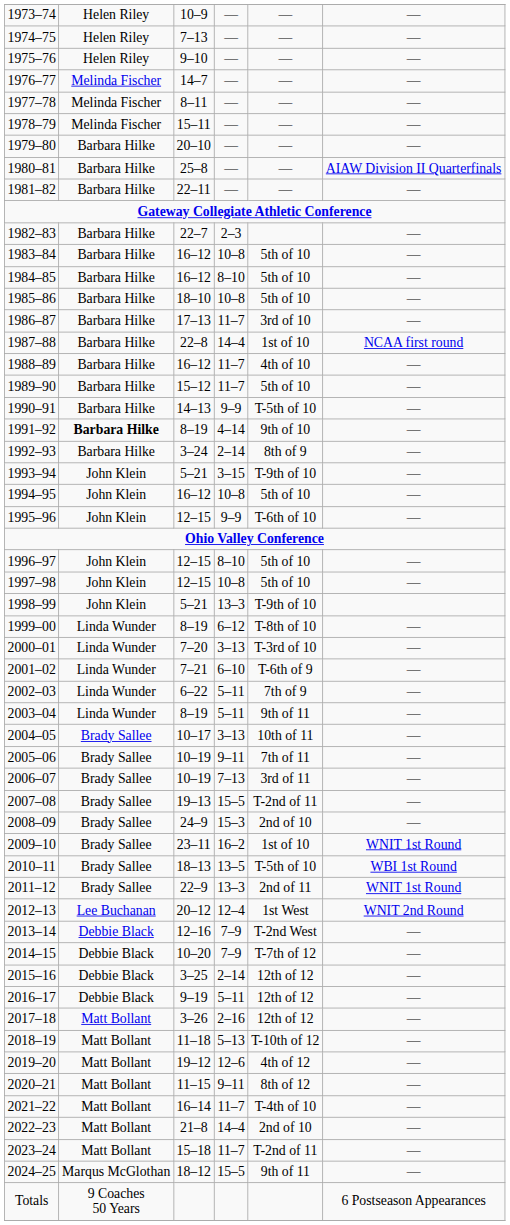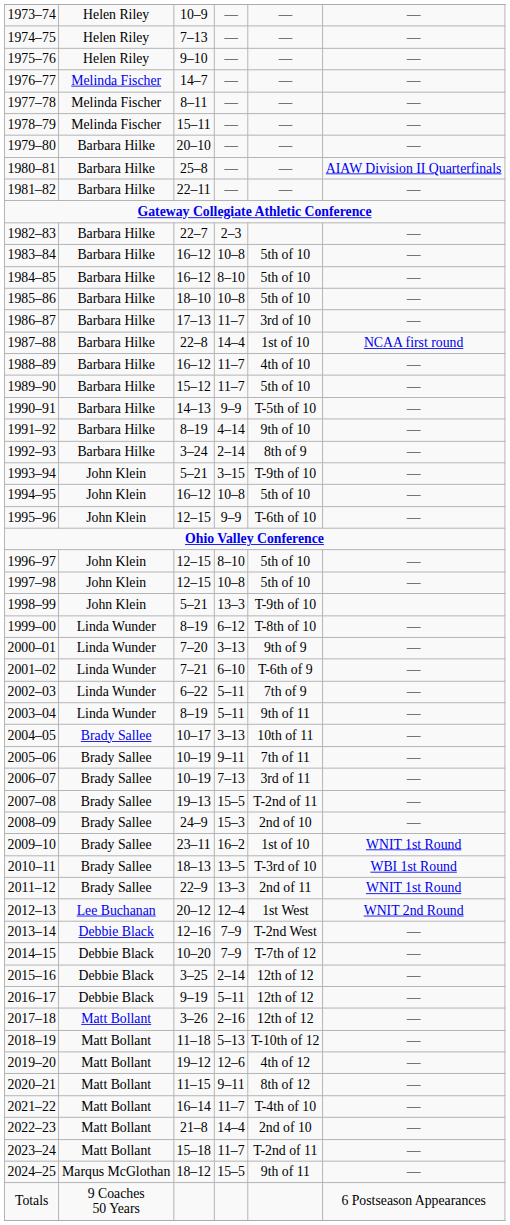(116, 430) bold -> (116, 430) normal
(285, 648) T-3rd of 10 -> (285, 648) 9th of 9
(285, 866) T-5th of 10 -> (285, 866) T-3rd of 10
